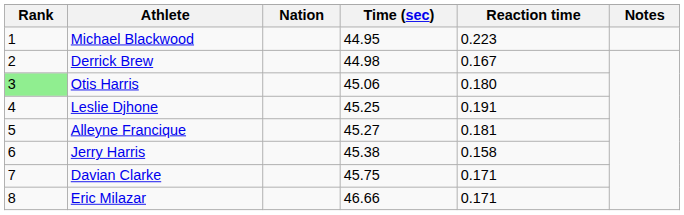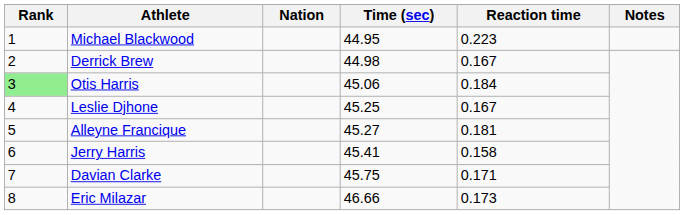(479, 84) 0.180 -> (479, 84) 0.184
(479, 107) 0.191 -> (479, 107) 0.167
(362, 152) 45.38 -> (362, 152) 45.41
(479, 198) 0.171 -> (479, 198) 0.173
